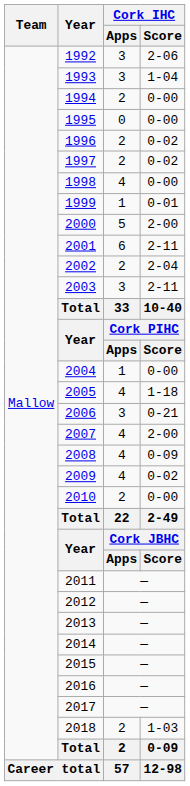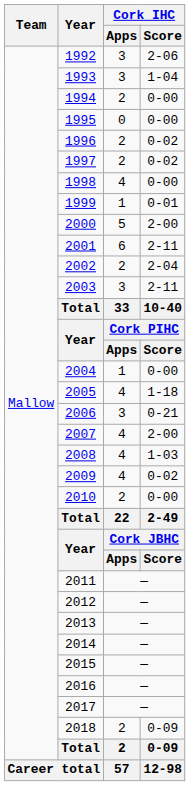(163, 455) 0-09 -> (163, 455) 1-03
(163, 728) 1-03 -> (163, 728) 0-09
